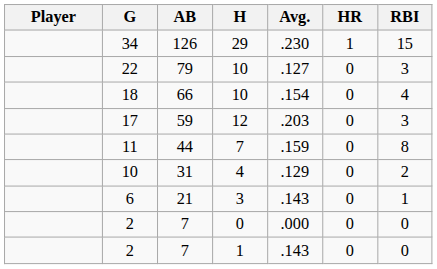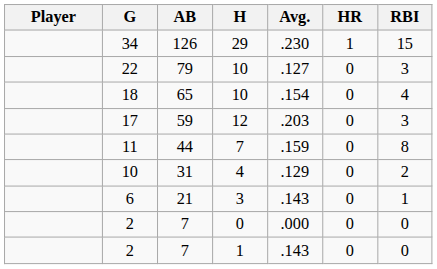(185, 95) 66 -> (185, 95) 65
